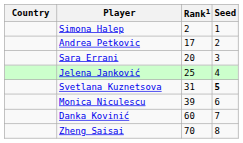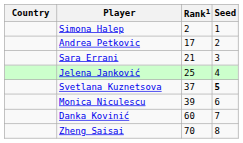(189, 58) 20 -> (189, 58) 21
(189, 87) 31 -> (189, 87) 37
